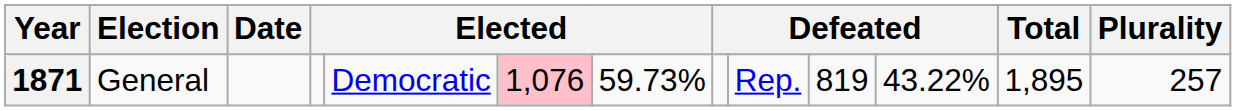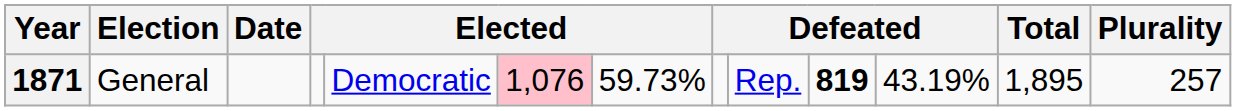(842, 79) normal -> (842, 79) bold
(936, 79) 43.22% -> (936, 79) 43.19%
